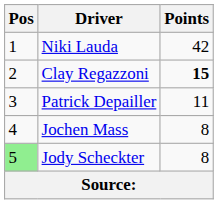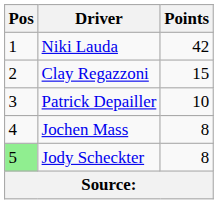(201, 74) bold -> (201, 74) normal
(201, 102) 11 -> (201, 102) 10
